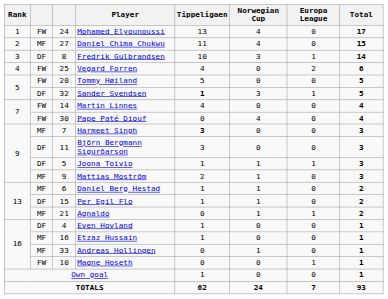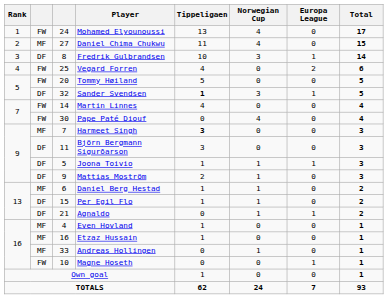(42, 177) MF -> (42, 177) DF
(42, 214) MF -> (42, 214) DF
(42, 226) DF -> (42, 226) MF
